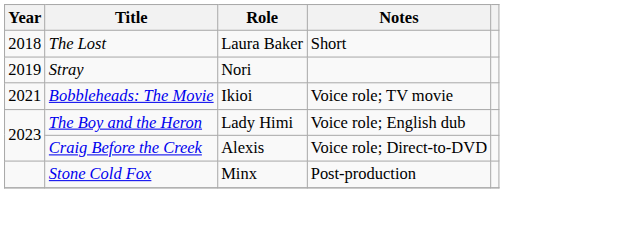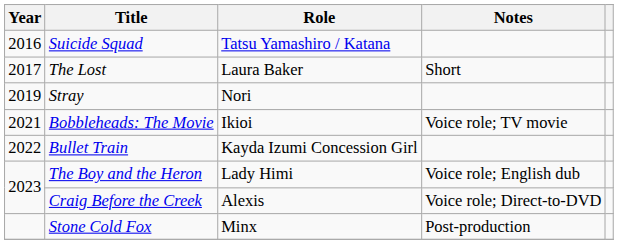+ row: (96, 43)
(25, 43) 2018 -> (25, 69) 2017
+ row: (88, 148)
